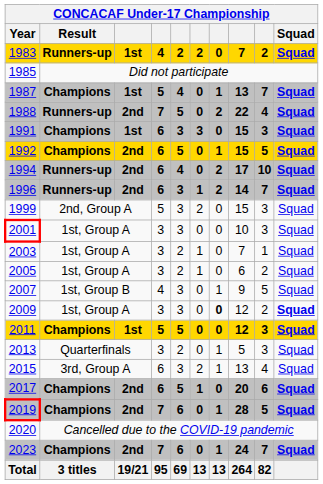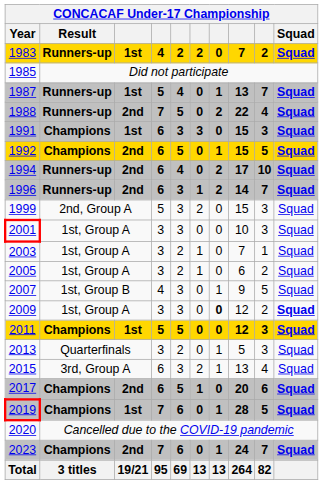(77, 92) Champions -> (77, 92) Runners-up
(133, 409) 2nd -> (133, 409) 1st
